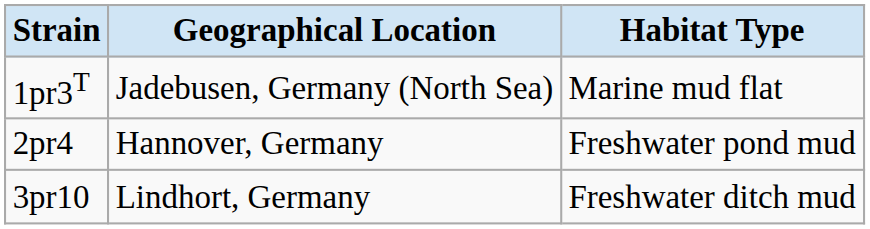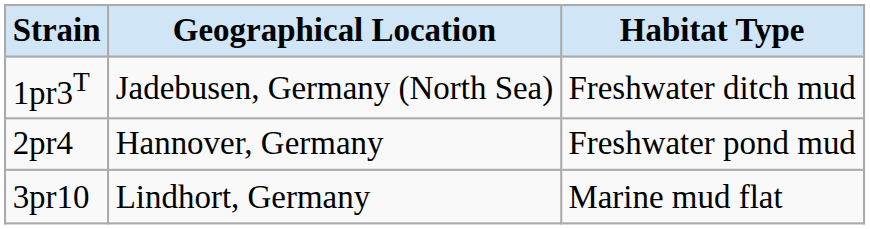(675, 87) Marine mud flat -> (712, 87) Freshwater ditch mud
(712, 196) Freshwater ditch mud -> (675, 196) Marine mud flat
